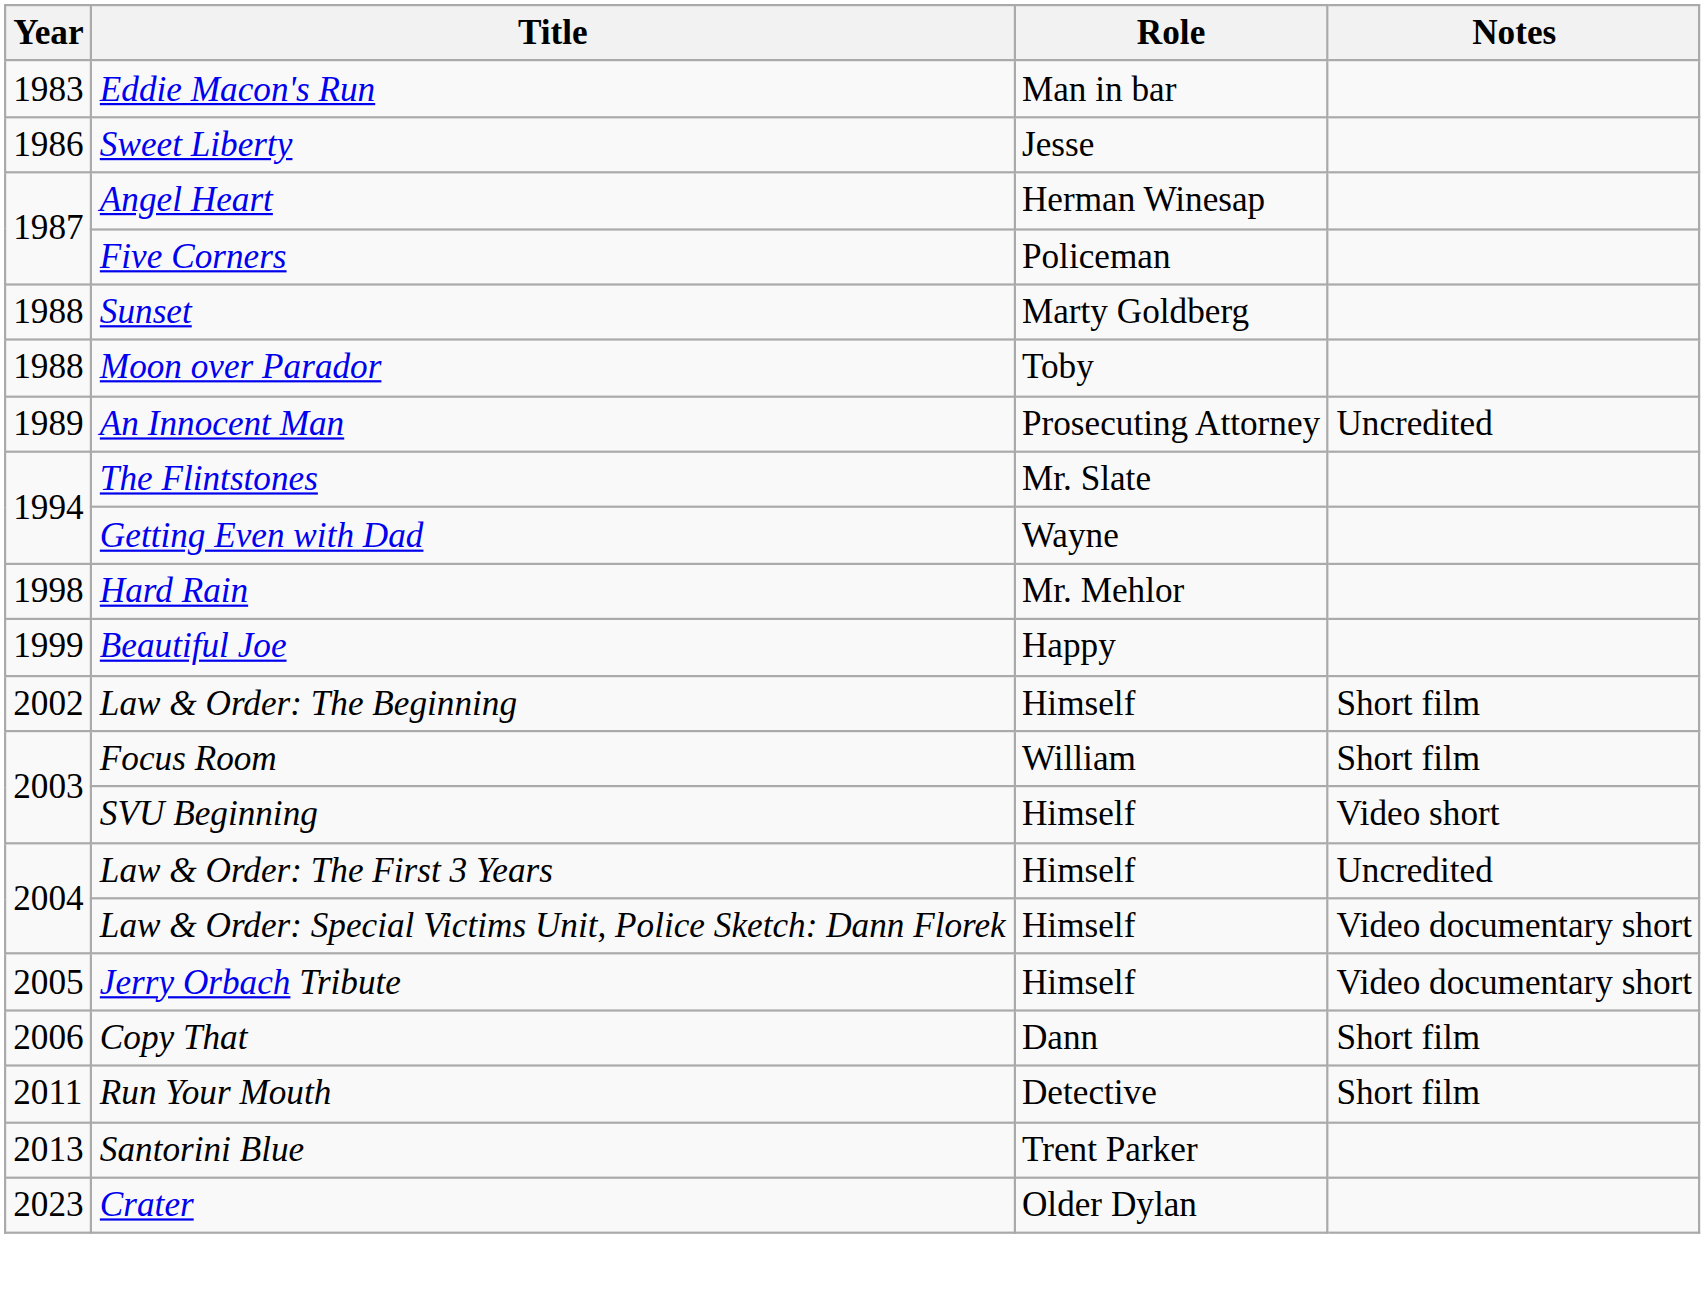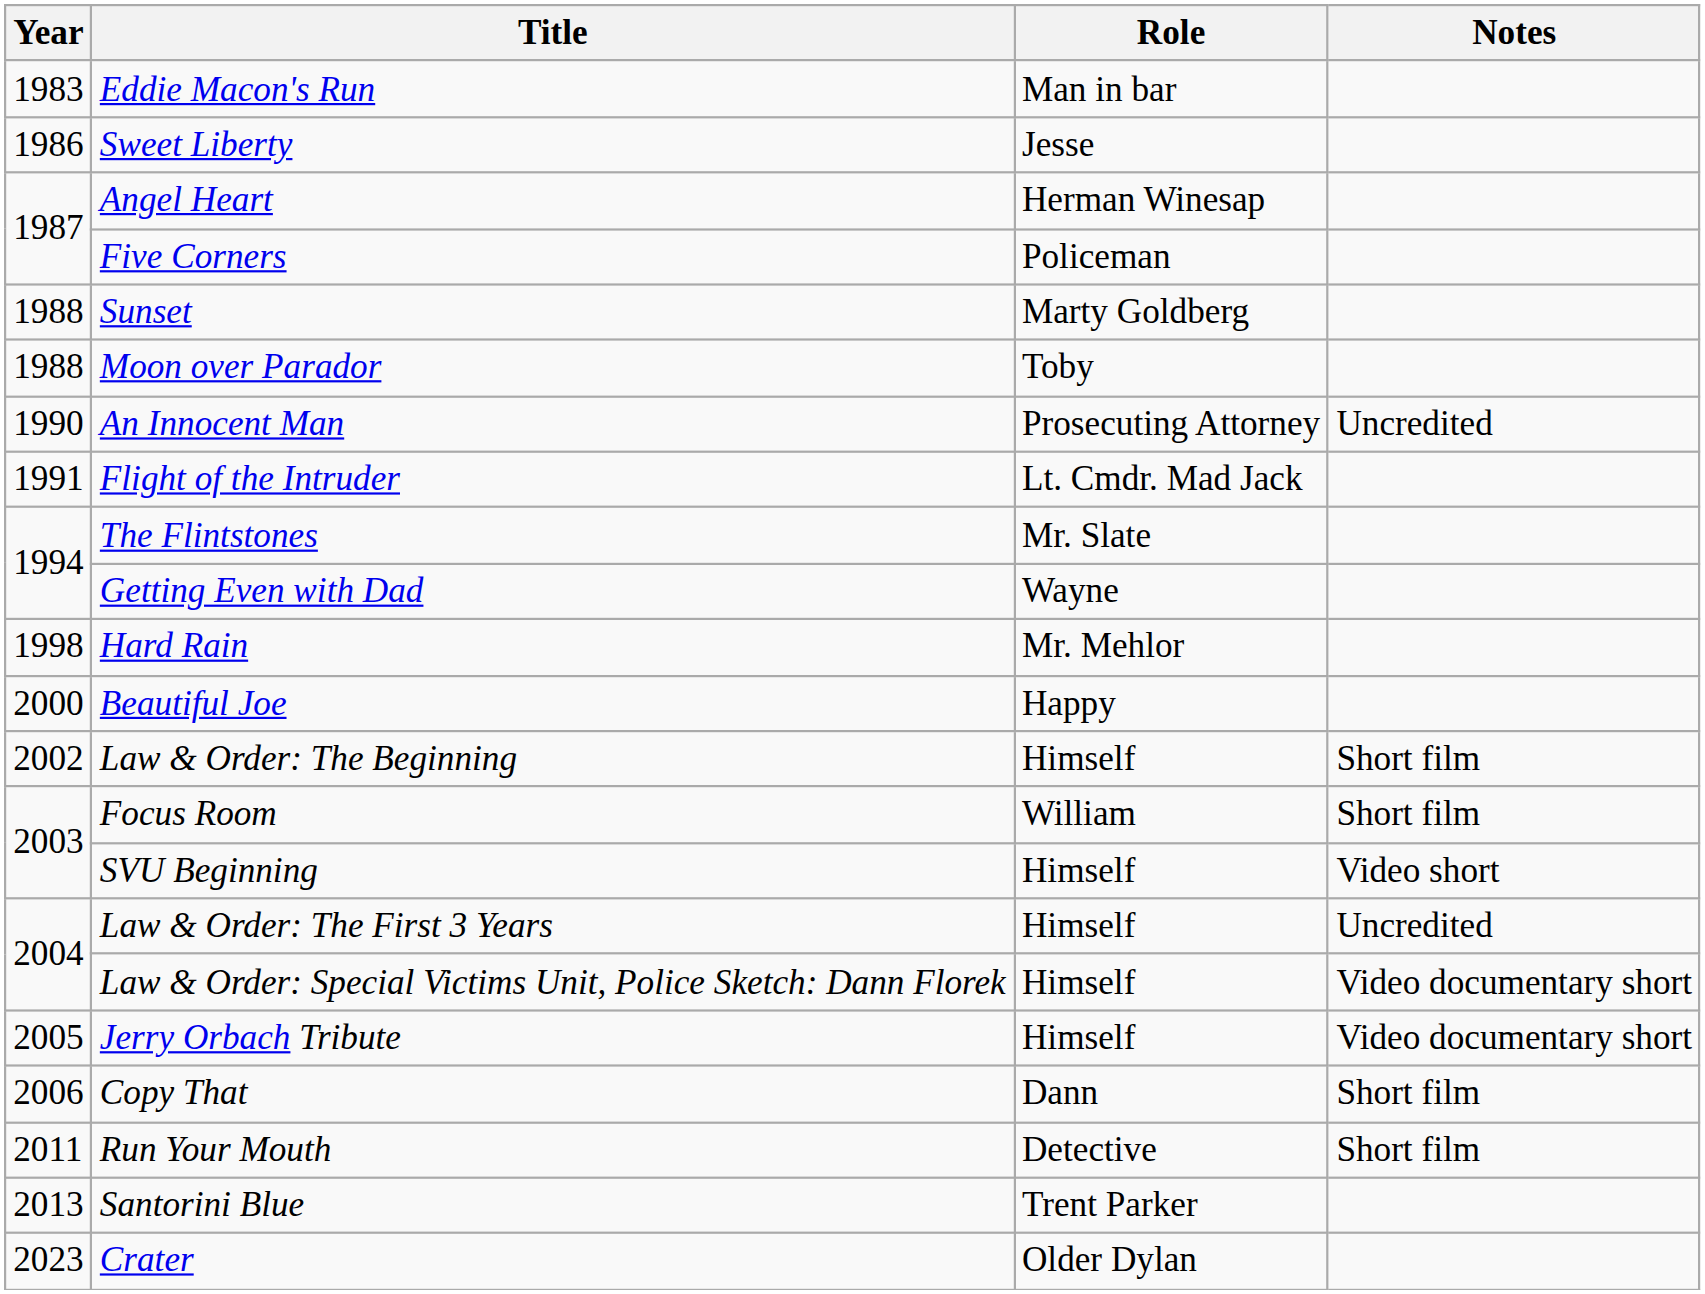(48, 423) 1989 -> (48, 423) 1990
+ row: (250, 479)
(48, 646) 1999 -> (48, 702) 2000
